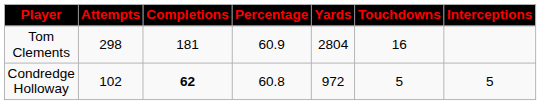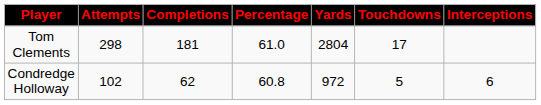(272, 44) 60.9 -> (272, 44) 61.0
(399, 44) 16 -> (399, 44) 17
(188, 81) bold -> (188, 81) normal
(490, 81) 5 -> (490, 81) 6
